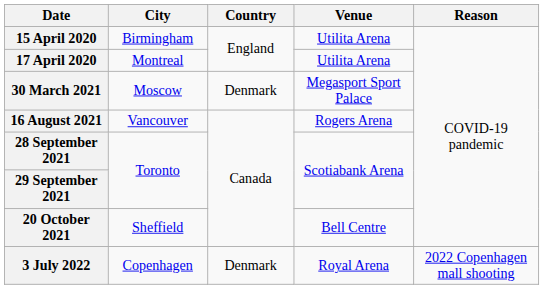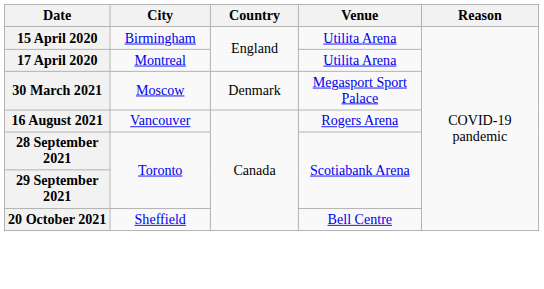- row: (56, 265)
